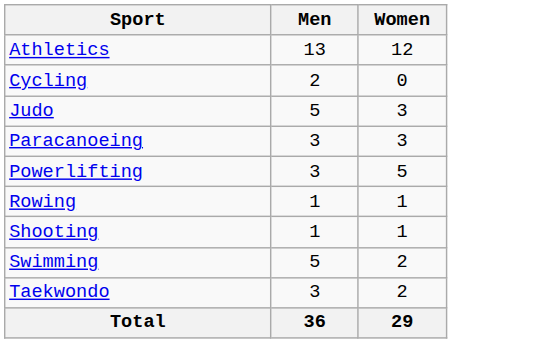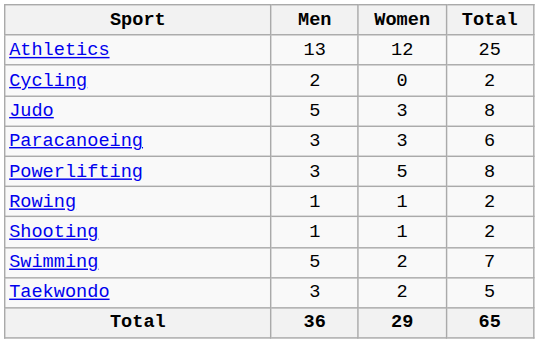+ column: (490, 20)
